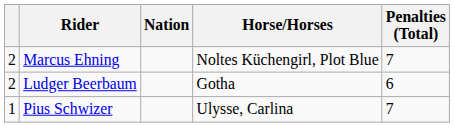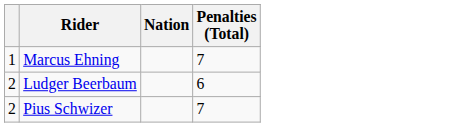- column: (288, 25)
(12, 59) 2 -> (12, 59) 1
(12, 109) 1 -> (12, 109) 2
